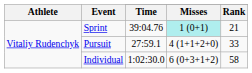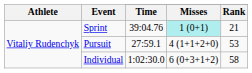(234, 44) 33 -> (234, 44) 53
